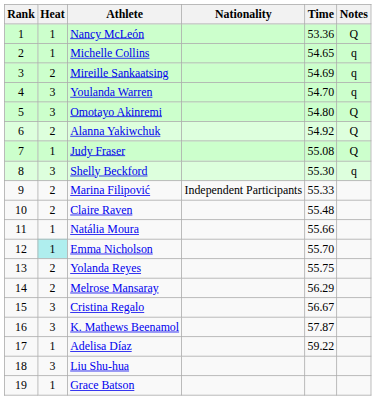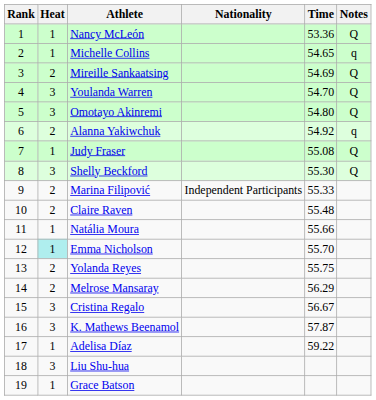(354, 73) q -> (354, 73) Q
(354, 92) q -> (354, 92) Q
(354, 131) Q -> (354, 131) q
(354, 170) q -> (354, 170) Q
